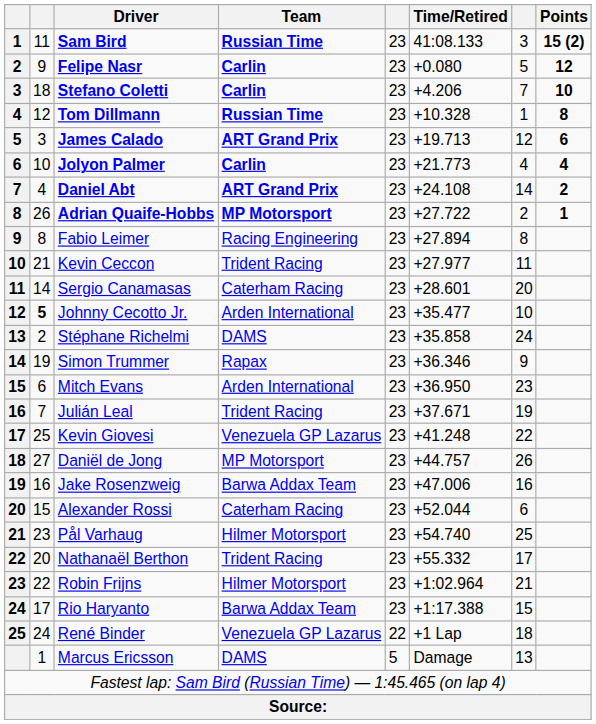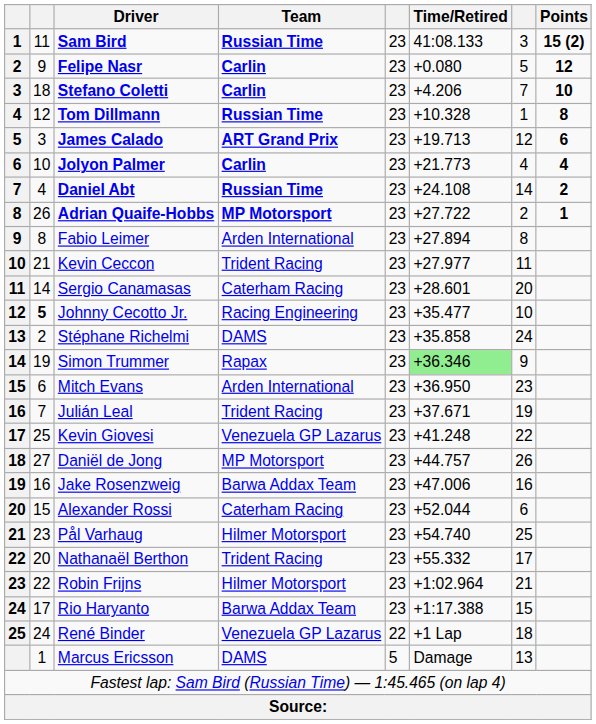(280, 189) ART Grand Prix -> (272, 189) Russian Time
(290, 238) Racing Engineering -> (288, 238) Arden International
(288, 312) Arden International -> (290, 312) Racing Engineering
(442, 362) no background -> (442, 362) lightgreen background
